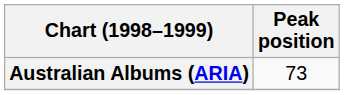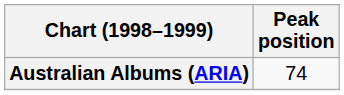(296, 73) 73 -> (296, 73) 74
